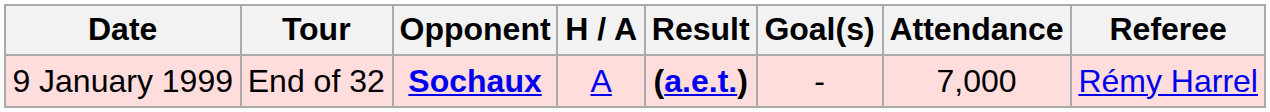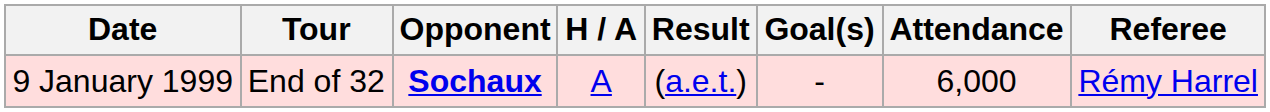(701, 80) bold -> (701, 80) normal
(976, 80) 7,000 -> (976, 80) 6,000
